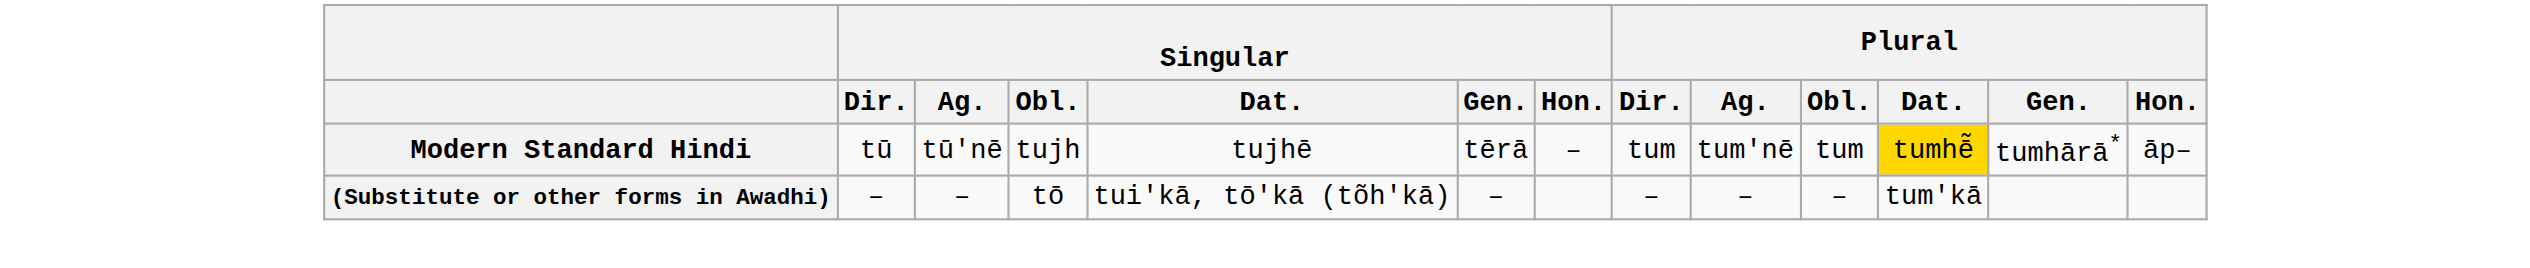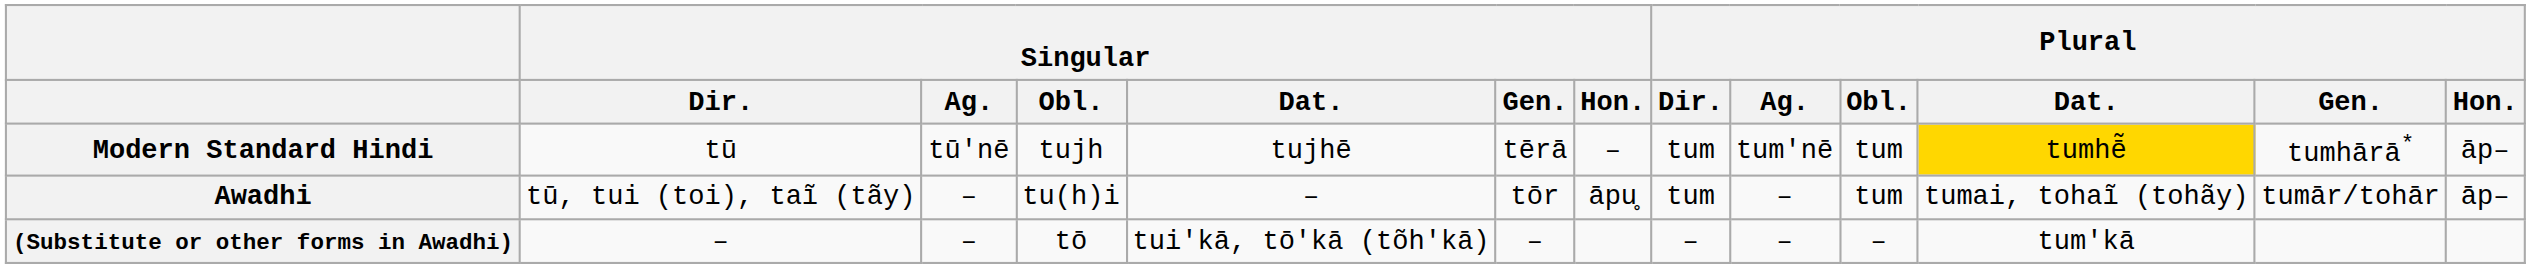+ row: (263, 197)
